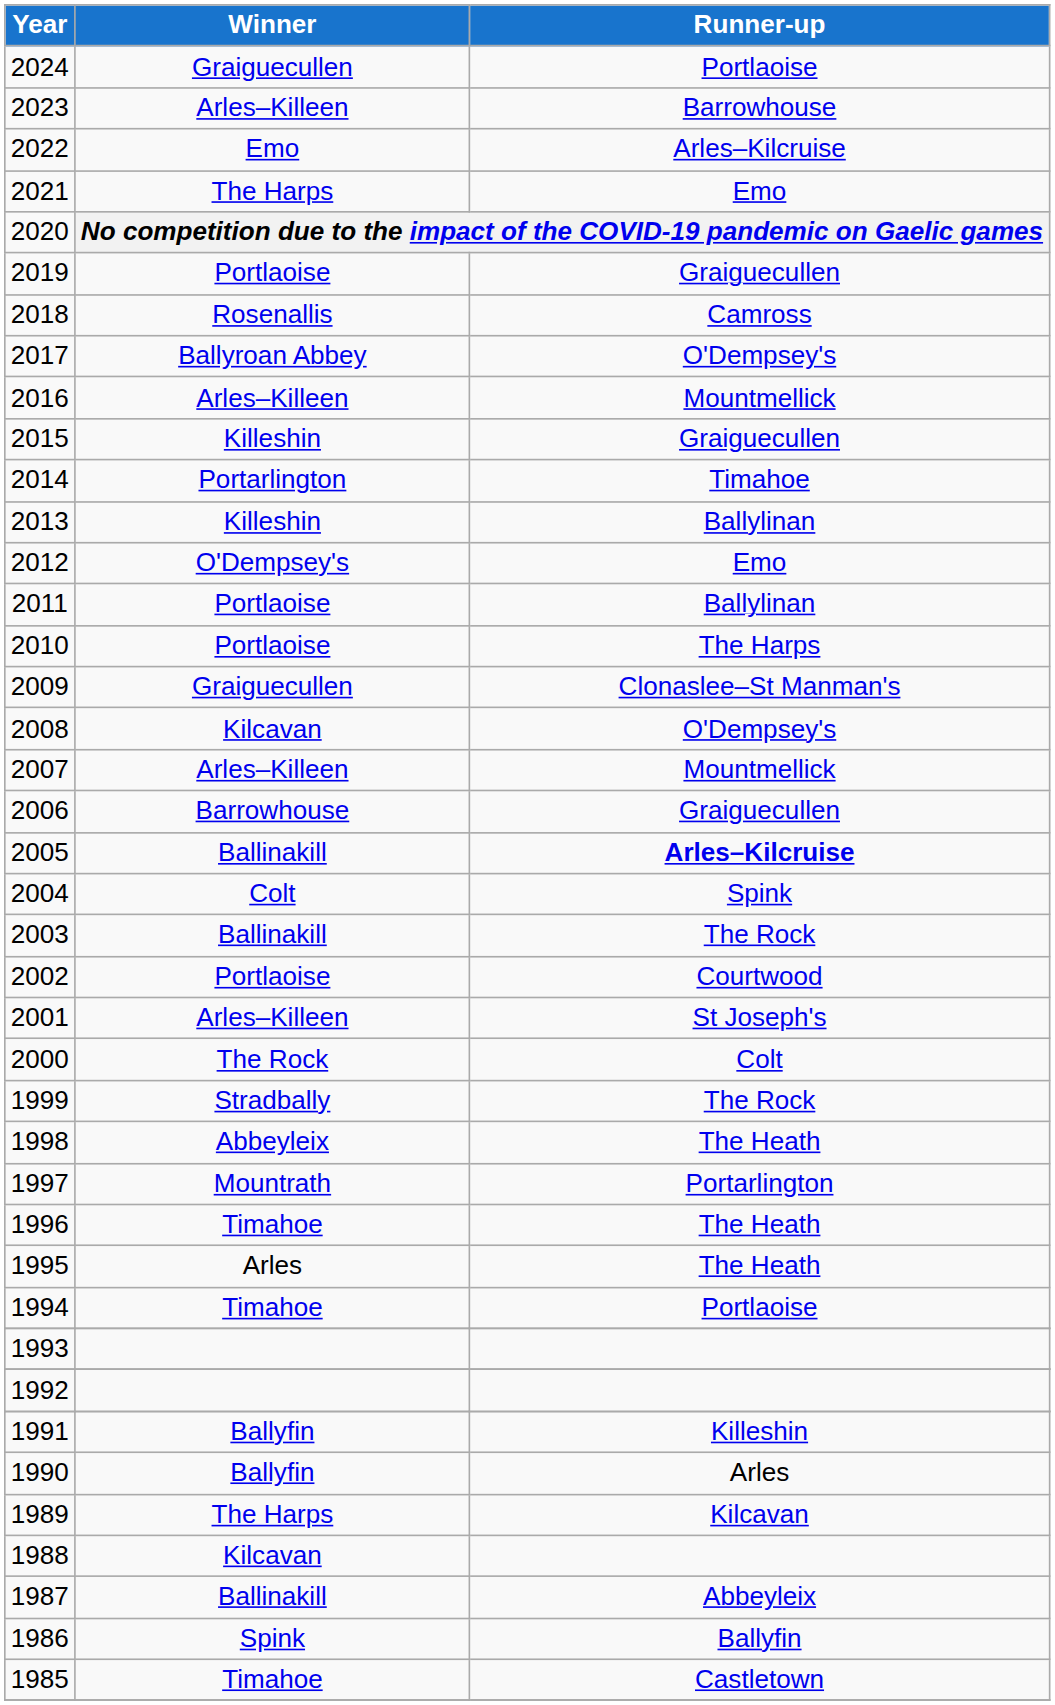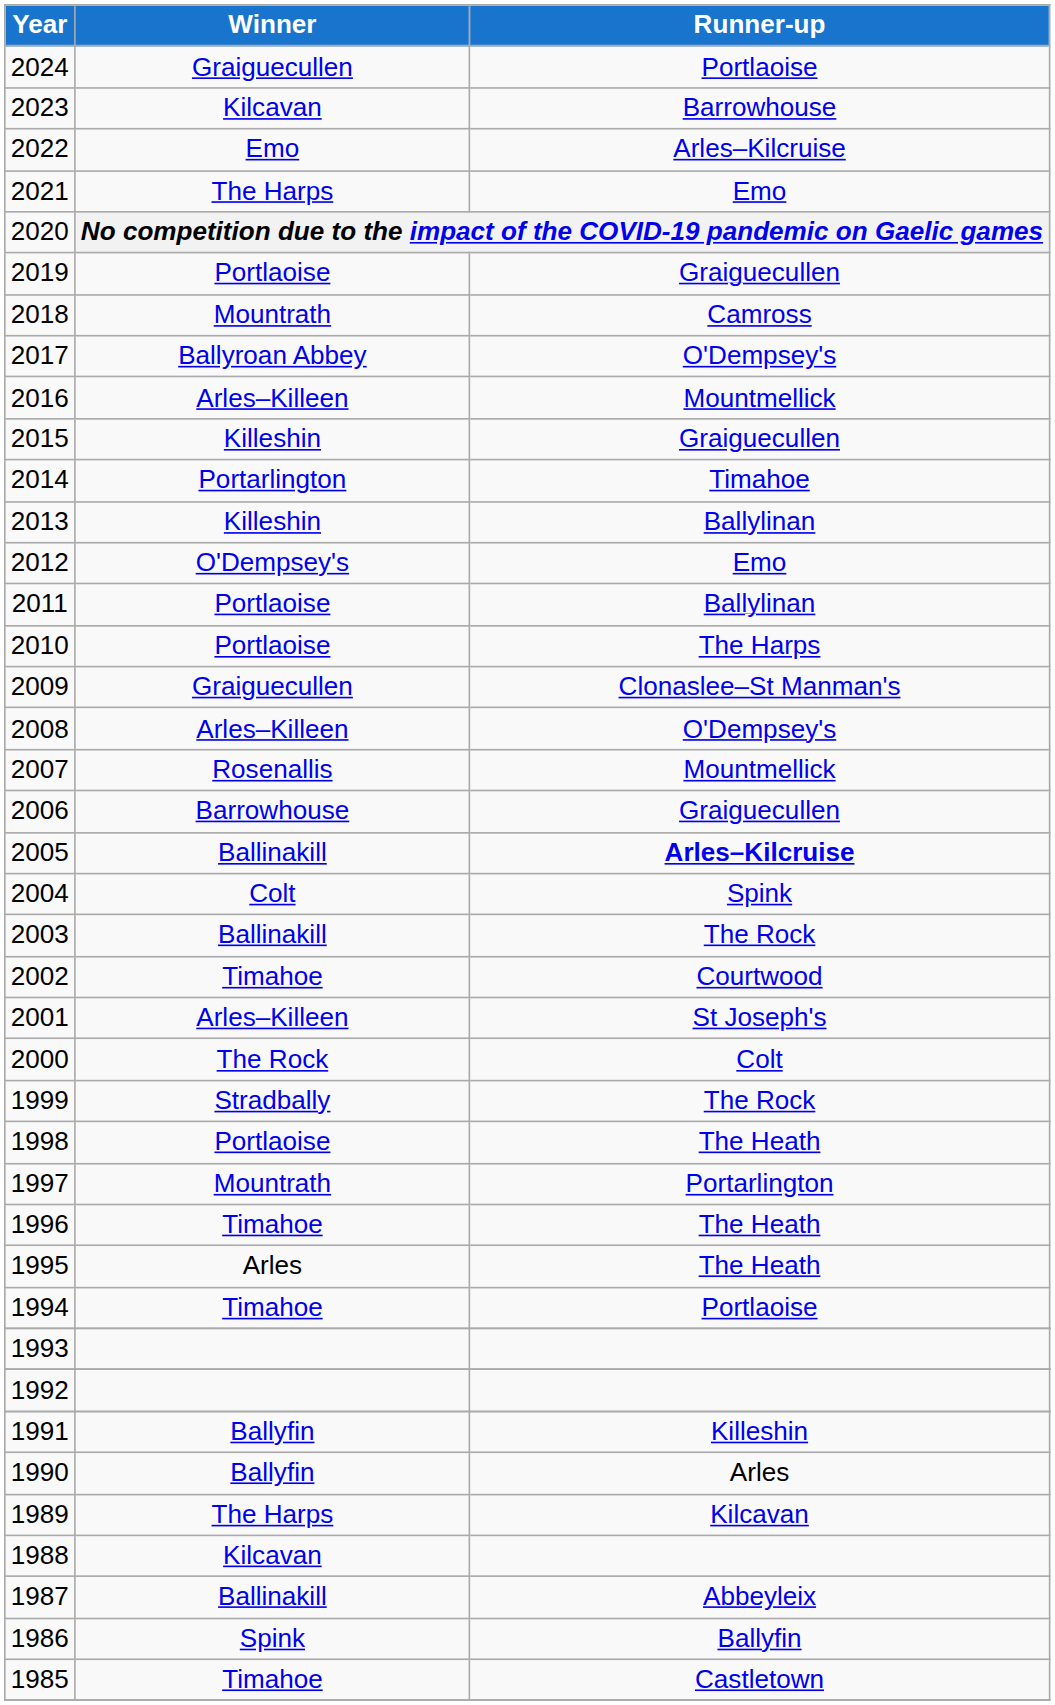(272, 107) Arles–Killeen -> (272, 107) Kilcavan
(272, 314) Rosenallis -> (272, 314) Mountrath
(272, 728) Kilcavan -> (272, 728) Arles–Killeen
(272, 769) Arles–Killeen -> (272, 769) Rosenallis
(272, 976) Portlaoise -> (272, 976) Timahoe
(272, 1141) Abbeyleix -> (272, 1141) Portlaoise
